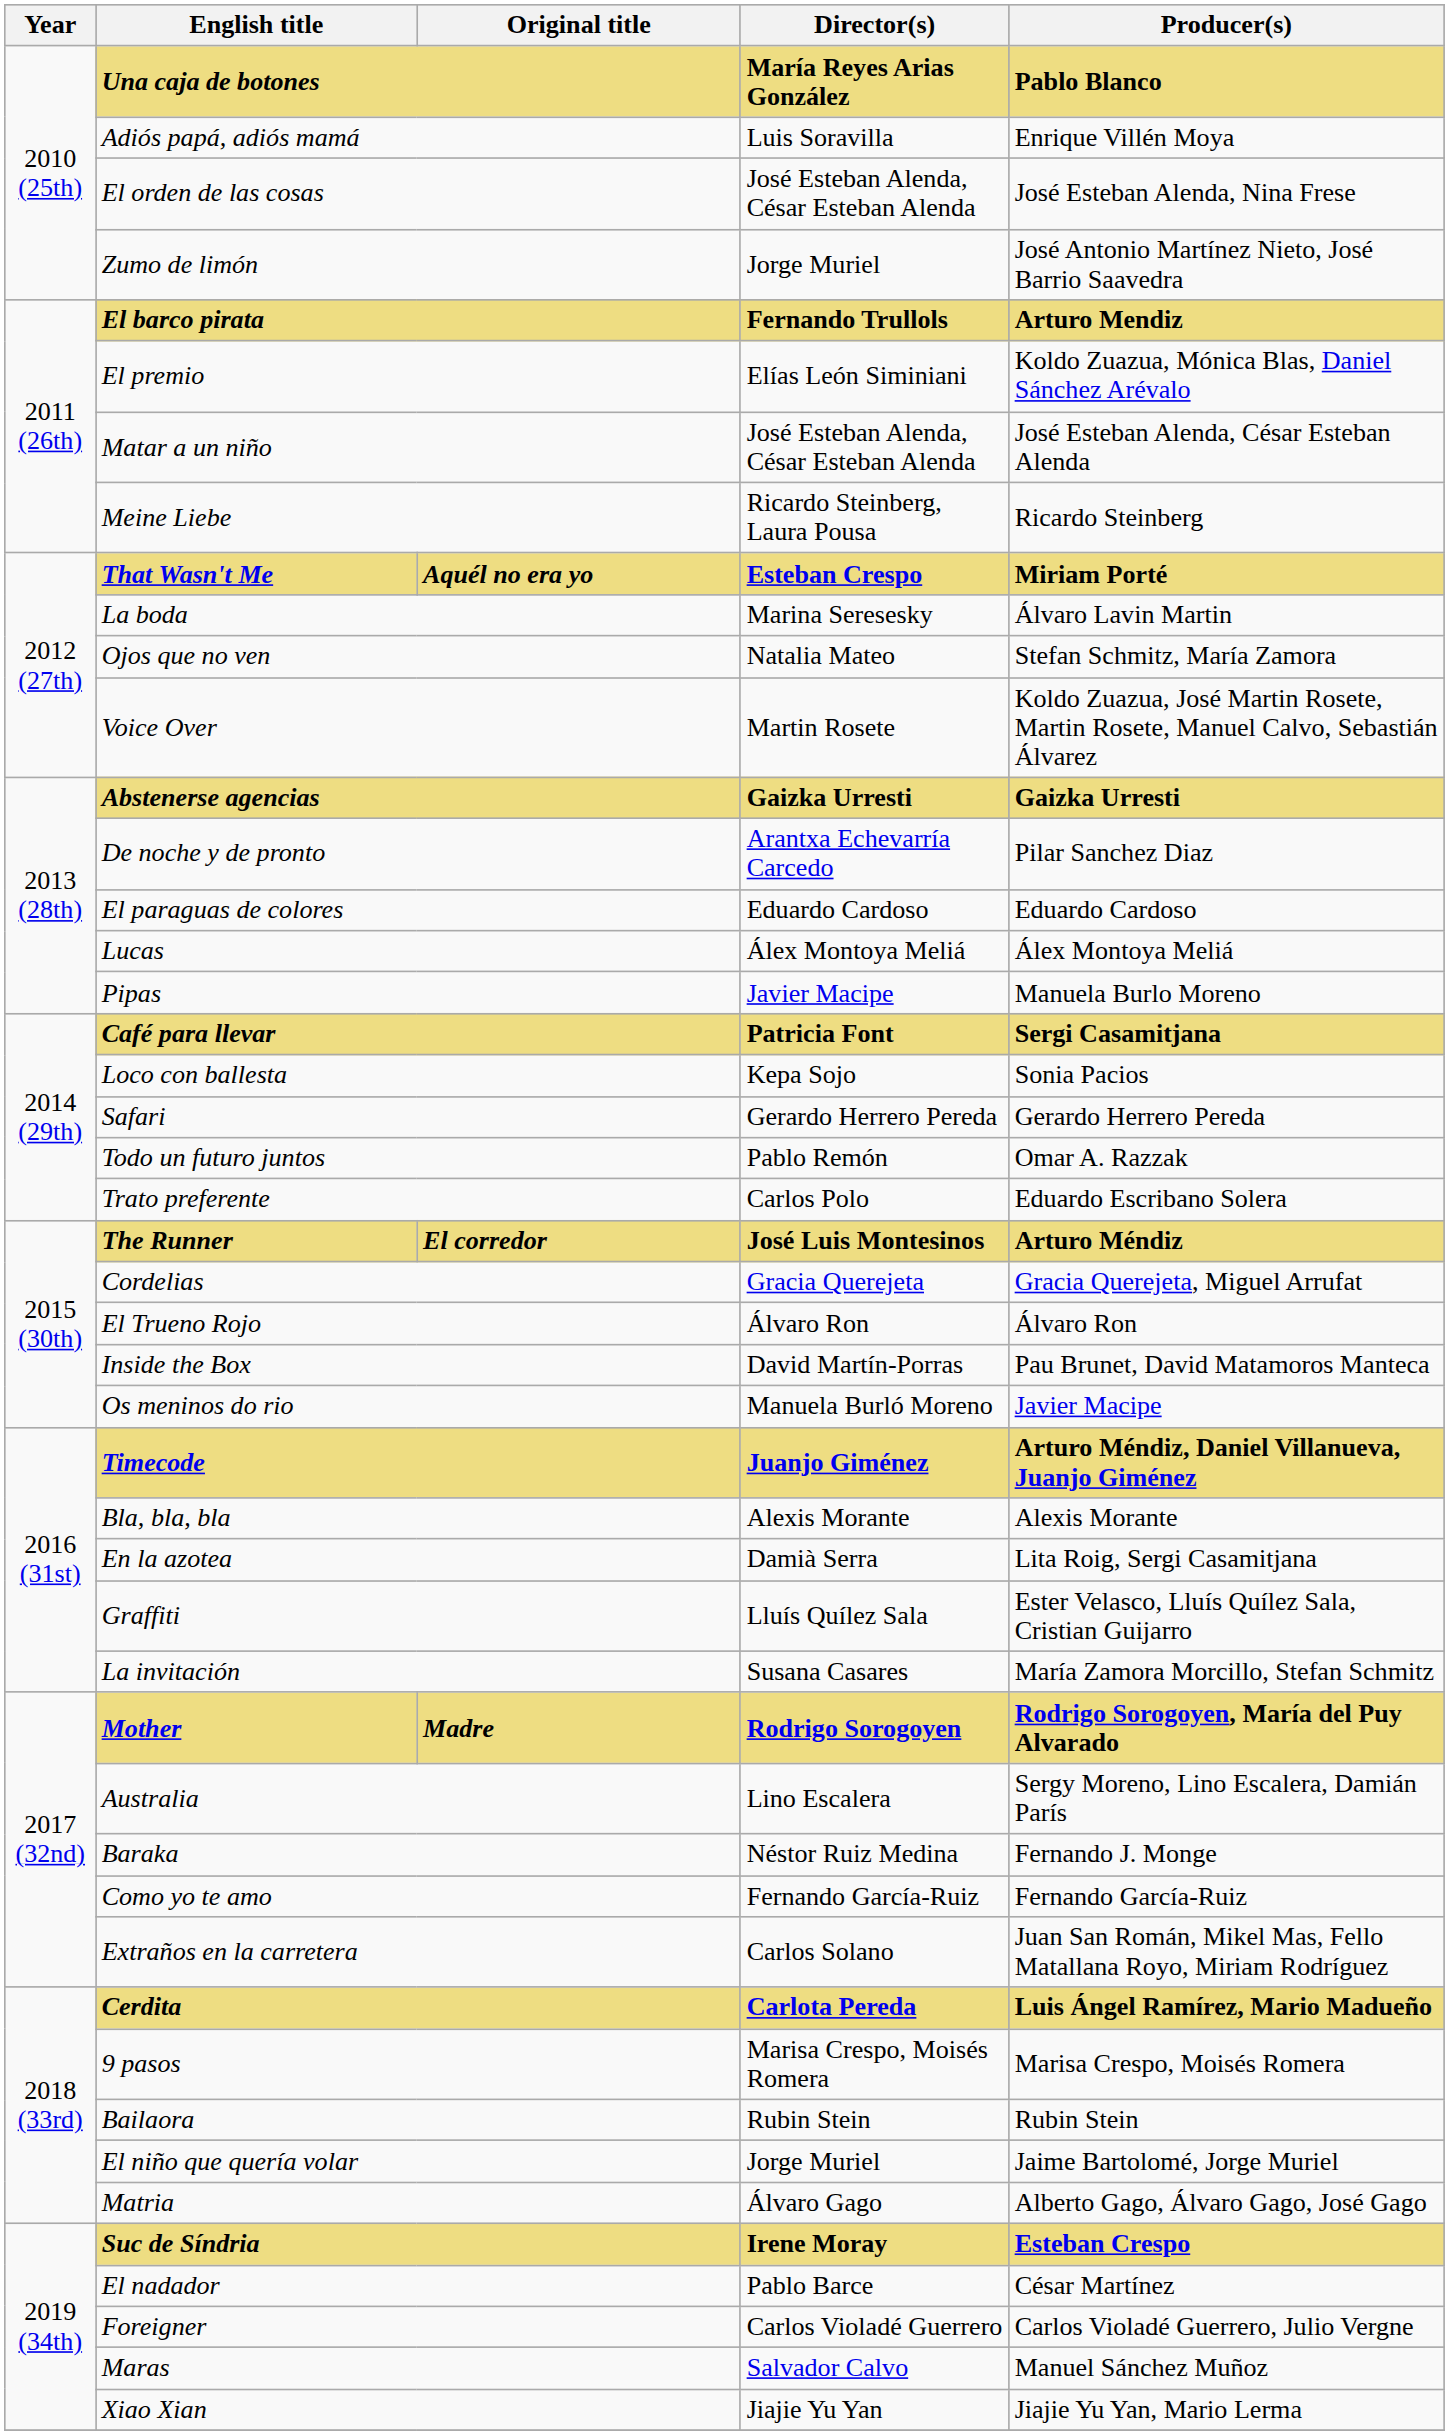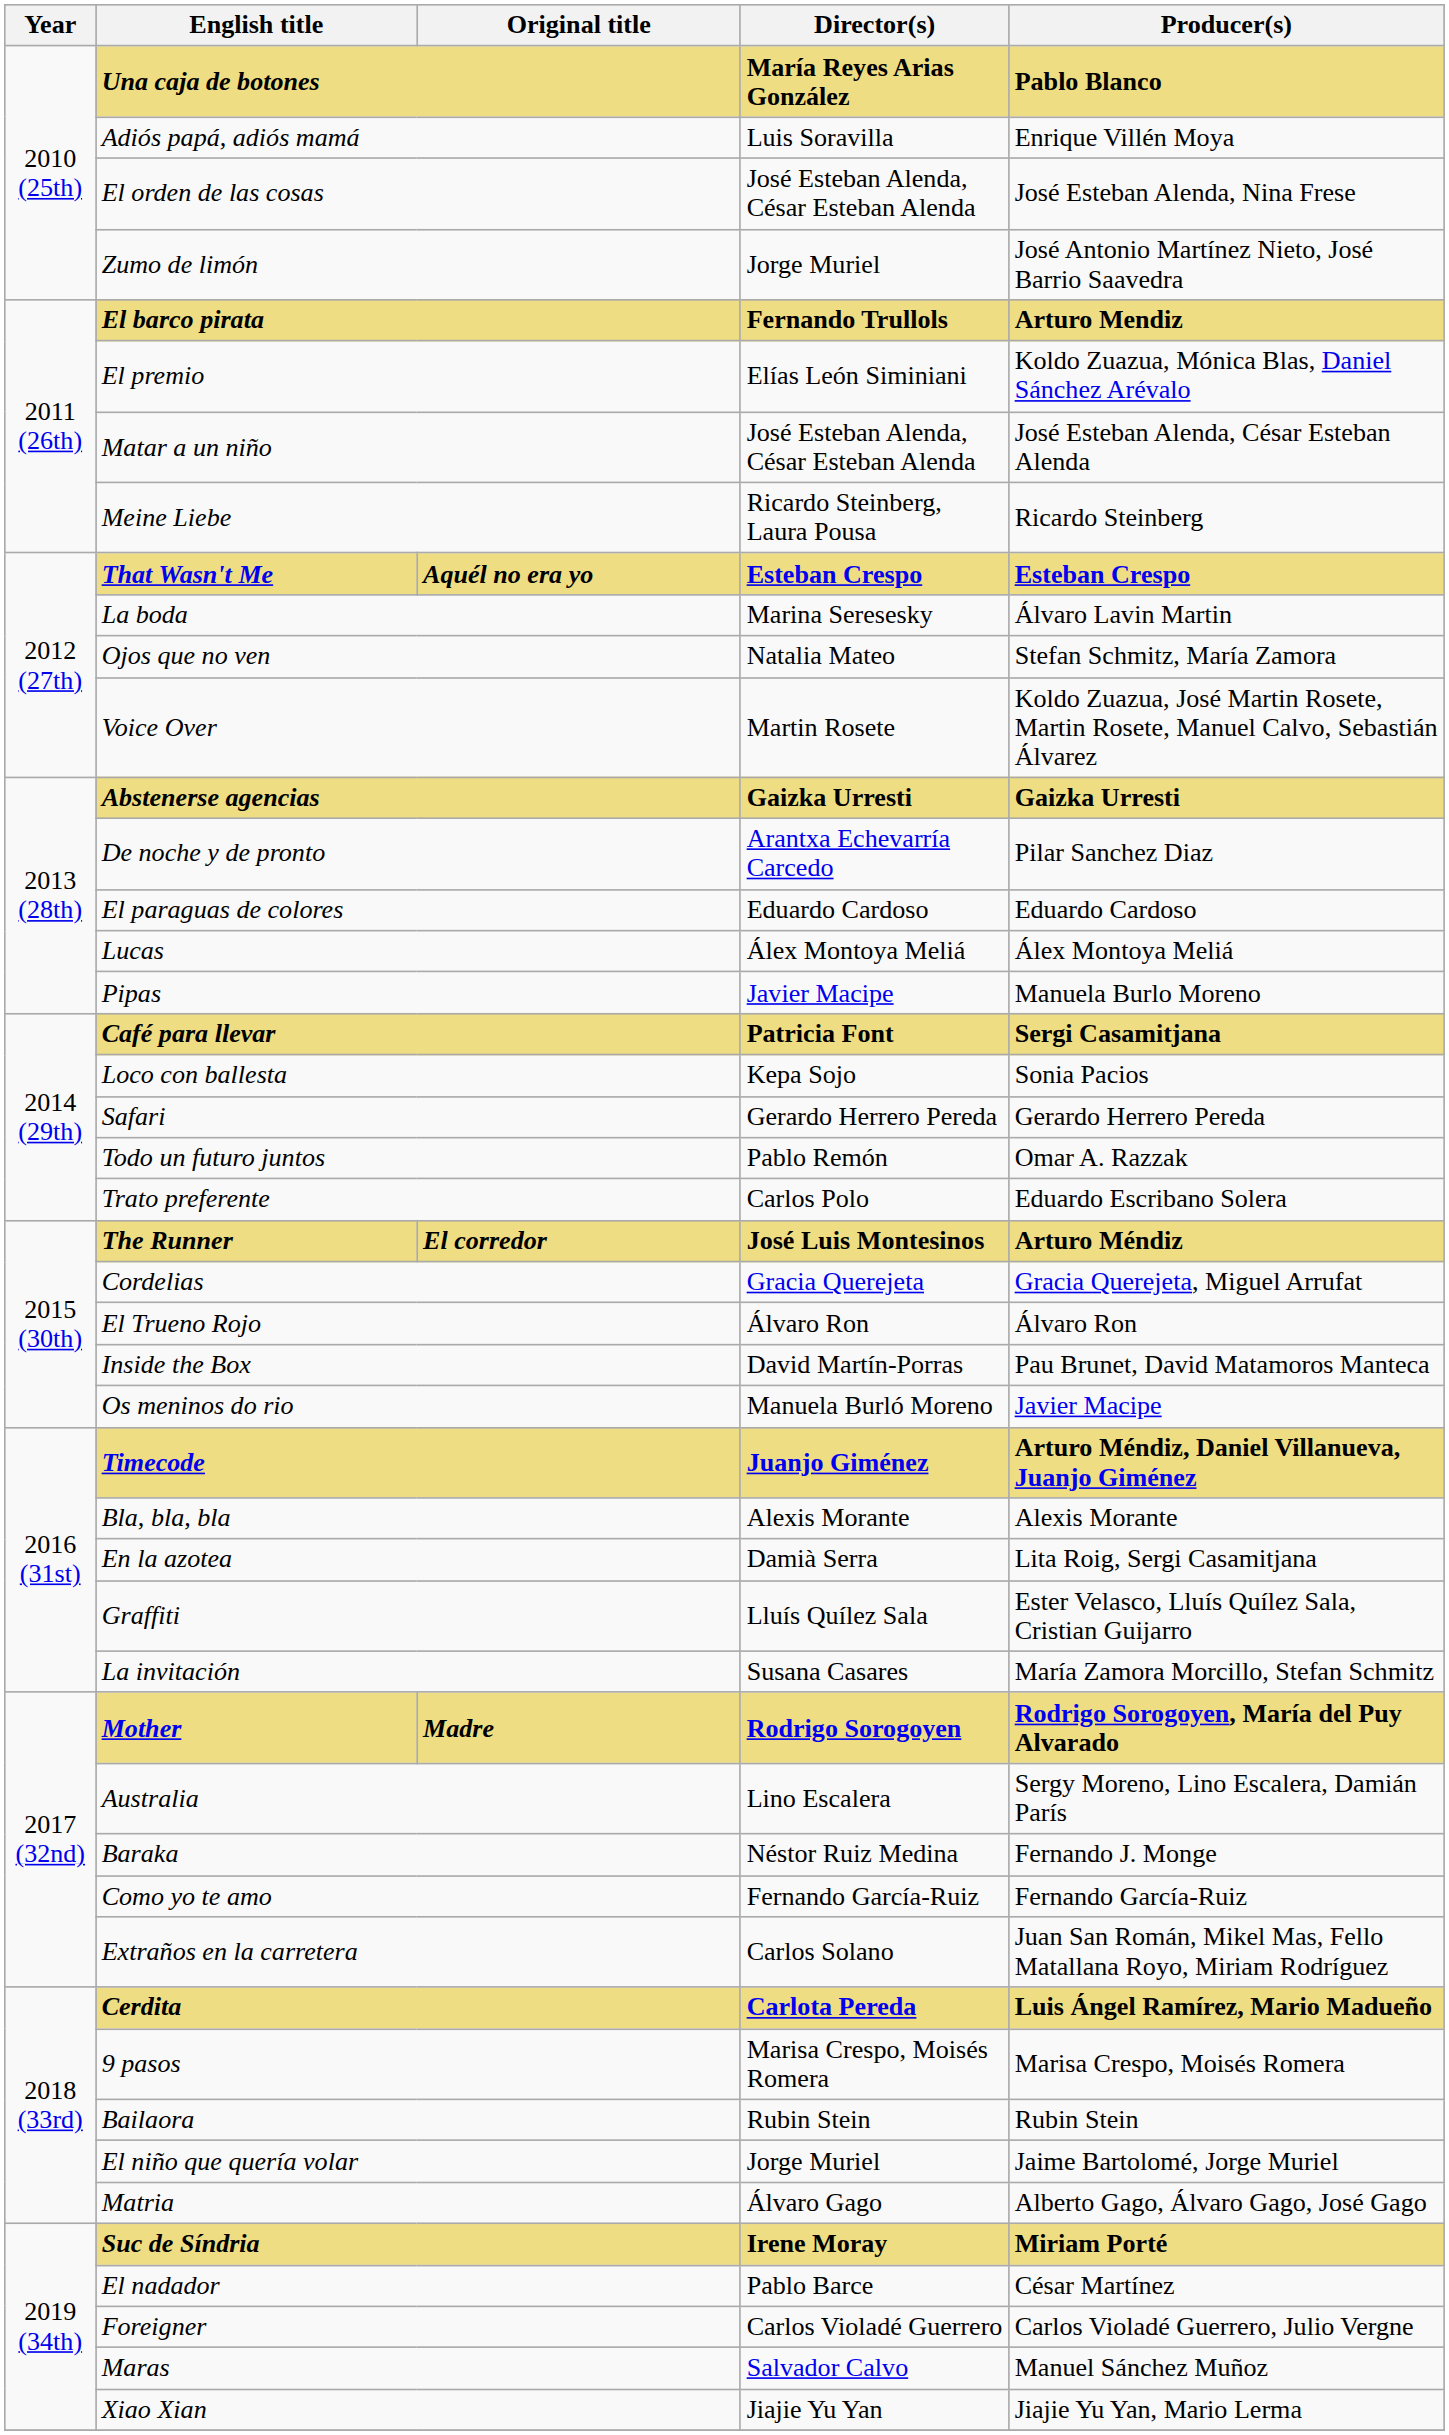(1091, 573) Miriam Porté -> (1102, 573) Esteban Crespo
(1102, 2243) Esteban Crespo -> (1091, 2243) Miriam Porté
